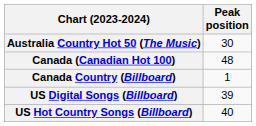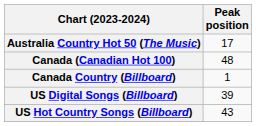(227, 43) 30 -> (227, 43) 17
(227, 113) 40 -> (227, 113) 43
